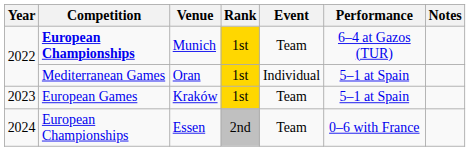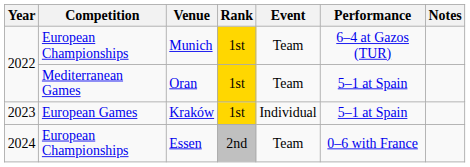(88, 45) bold -> (85, 45) normal
(292, 75) Individual -> (288, 83) Team
(291, 97) Team -> (288, 113) Individual
